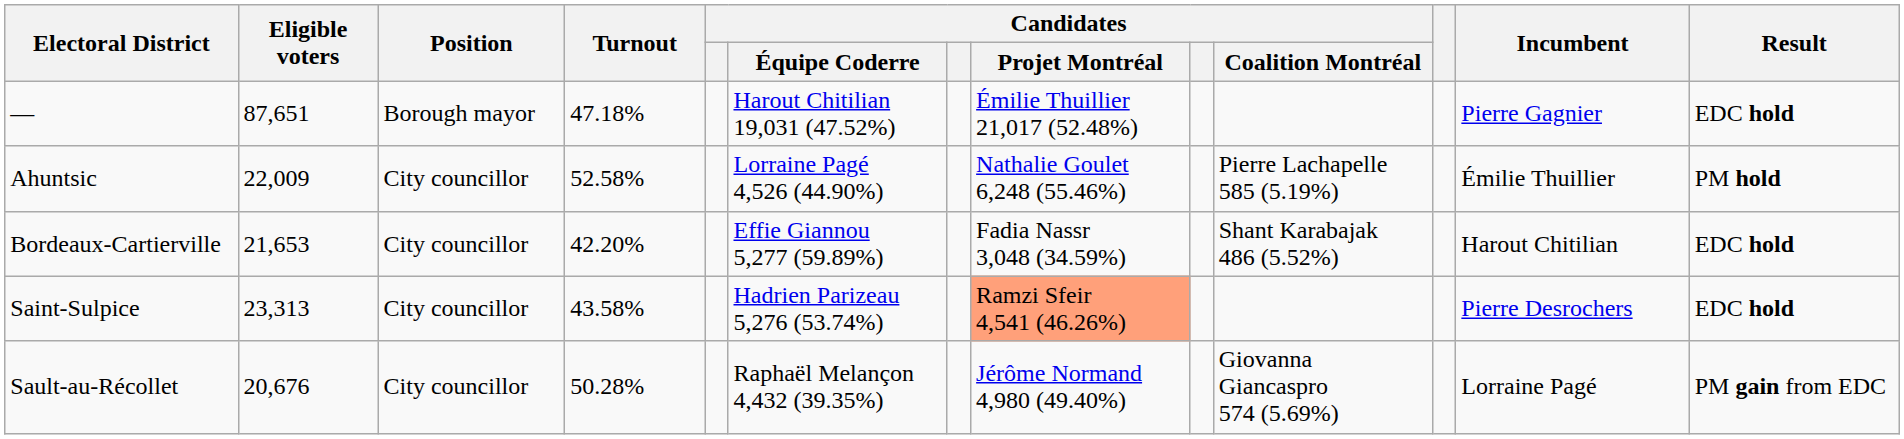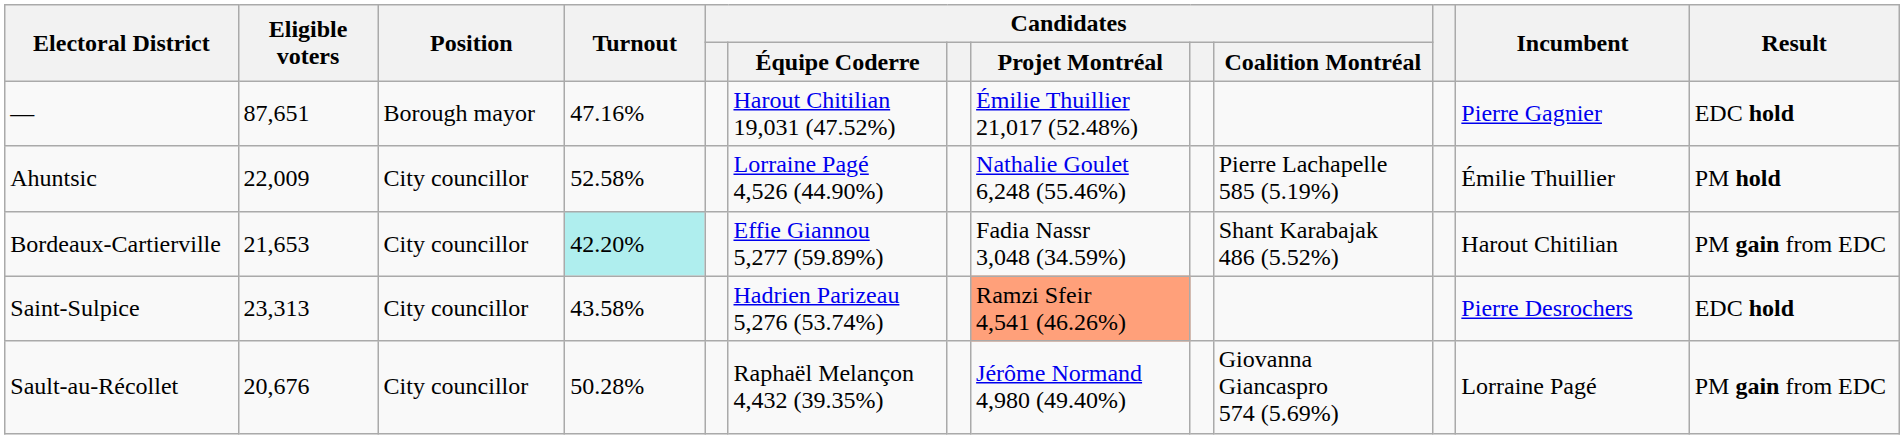(607, 113) 47.18% -> (607, 113) 47.16%
(607, 243) no background -> (607, 243) paleturquoise background
(1744, 243) EDC hold -> (1790, 243) PM gain from EDC
